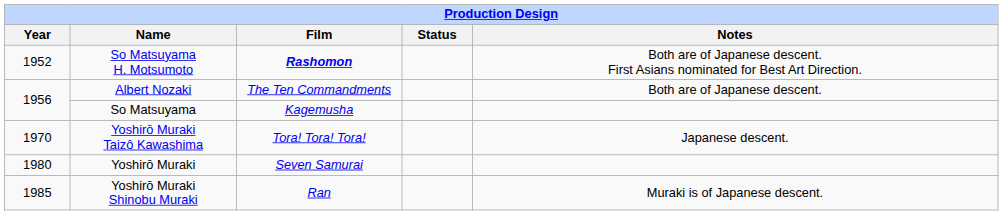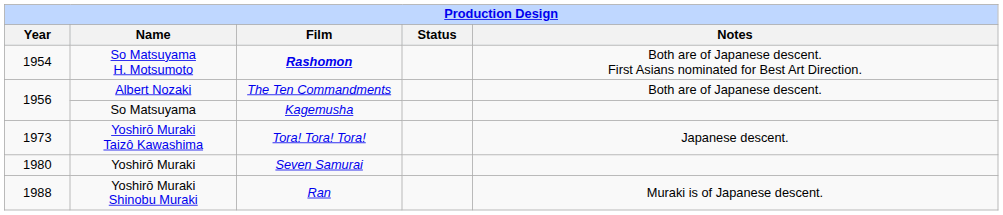(37, 62) 1952 -> (37, 62) 1954
(37, 137) 1970 -> (37, 137) 1973
(37, 192) 1985 -> (37, 192) 1988
